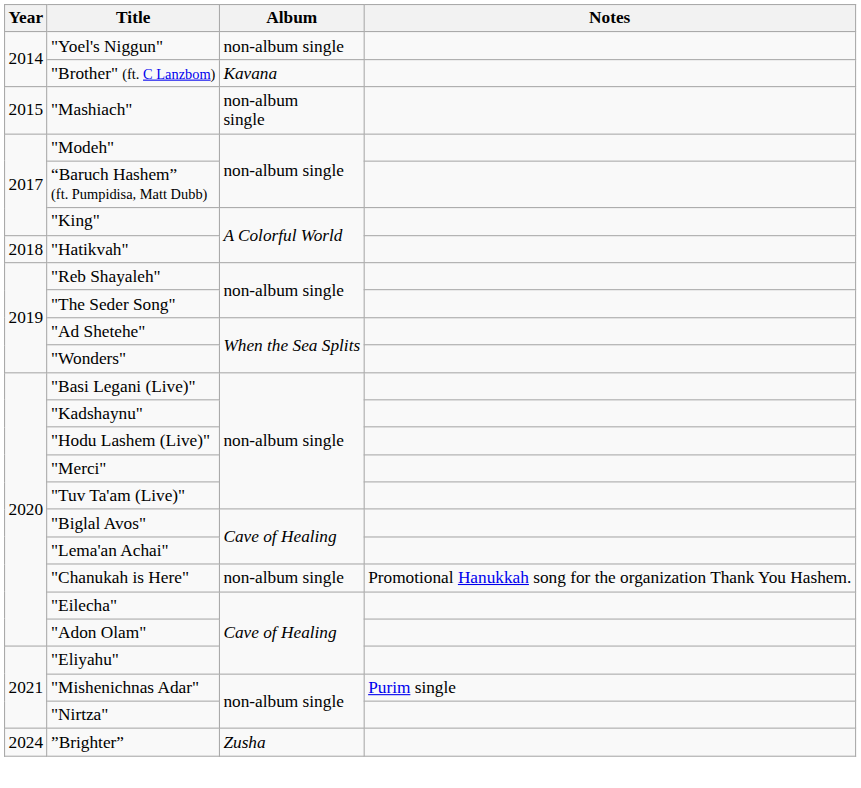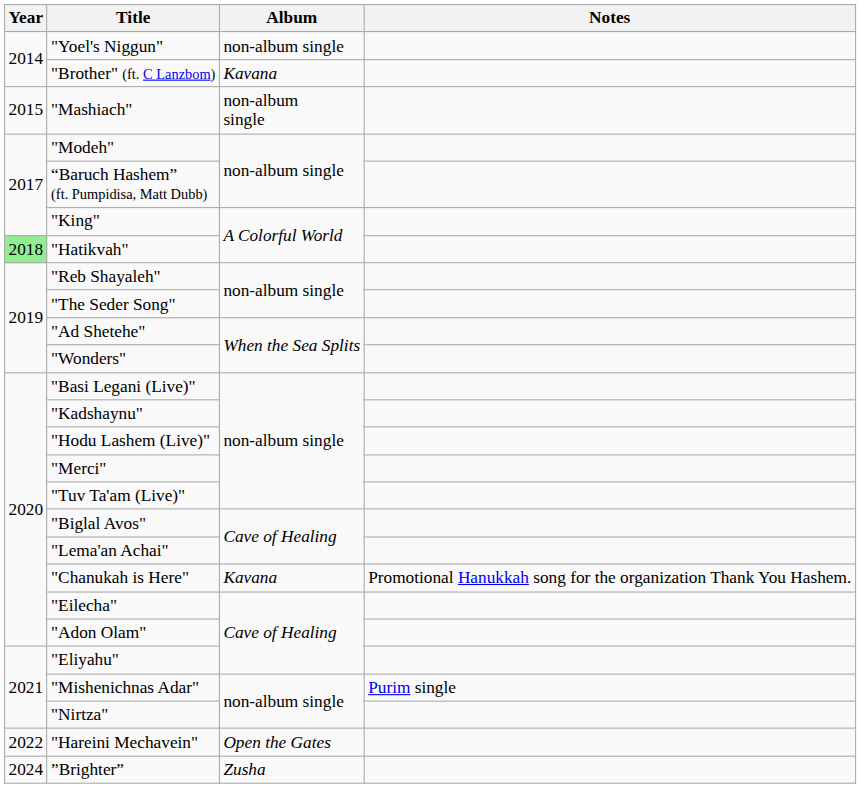(26, 248) no background -> (26, 248) lightgreen background
(284, 577) non-album single -> (250, 577) Kavana
+ row: (125, 742)
